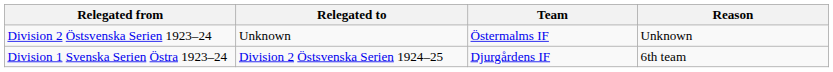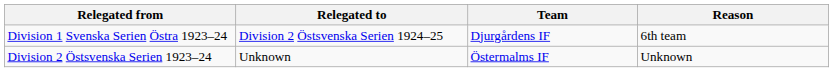rows swapped: (117, 56) <-> (109, 35)
